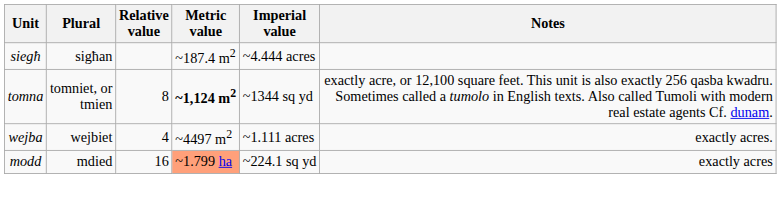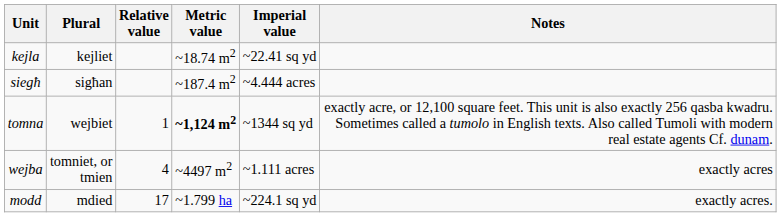+ row: (26, 56)
(81, 96) tomniet, or tmien -> (91, 123) wejbiet
(165, 96) 8 -> (165, 123) 1
(91, 137) wejbiet -> (81, 169) tomniet, or tmien
(734, 137) exactly acres. -> (736, 169) exactly acres
(162, 161) 16 -> (162, 200) 17
(204, 161) lightsalmon background -> (204, 200) no background
(736, 161) exactly acres -> (734, 200) exactly acres.
